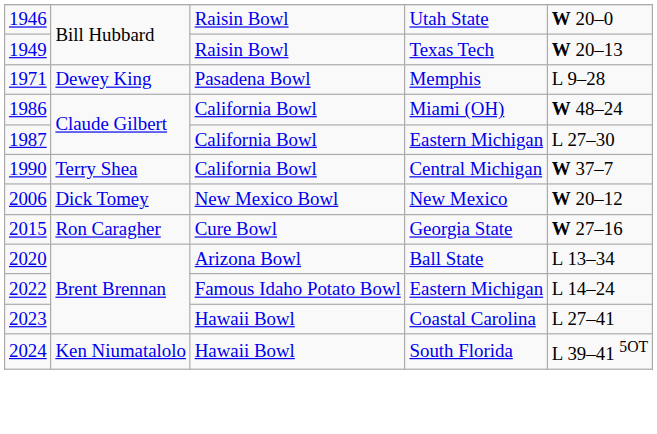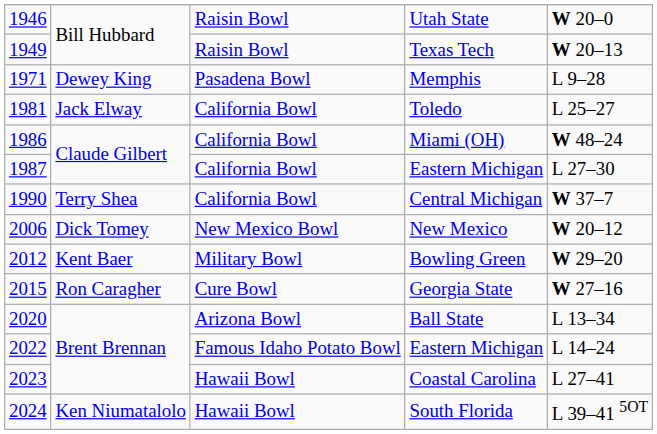+ row: (28, 109)
+ row: (28, 259)
